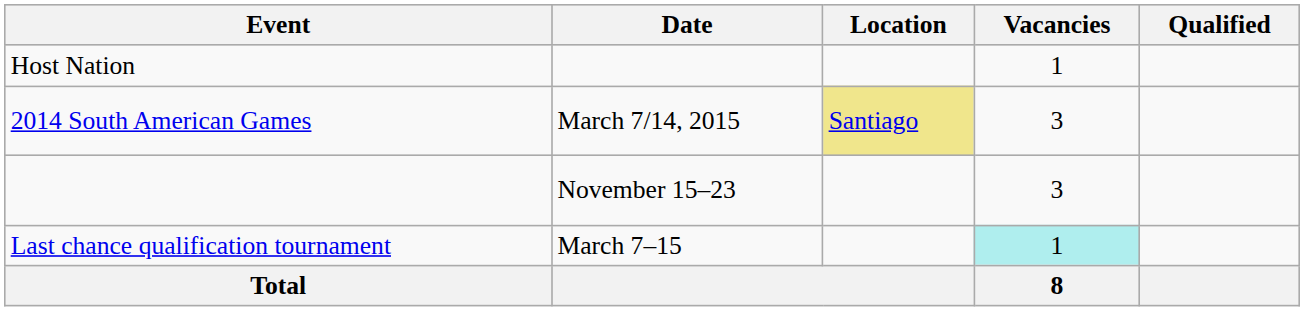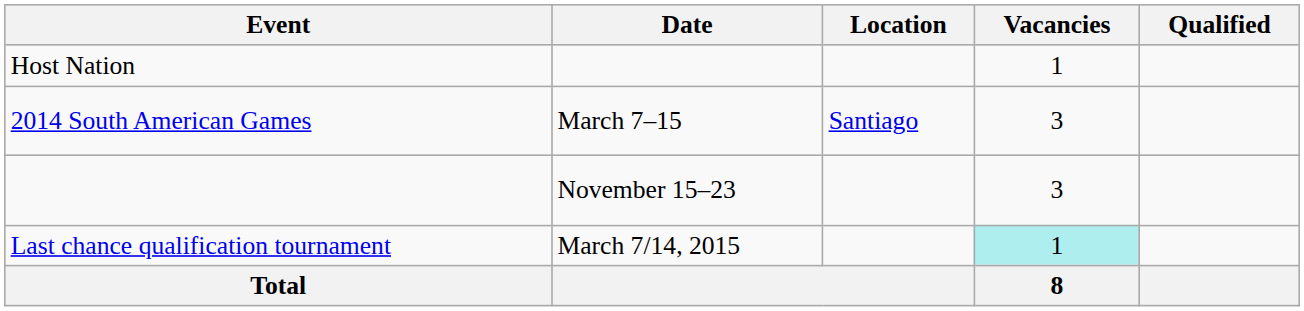(649, 120) March 7/14, 2015 -> (620, 120) March 7–15
(873, 120) khaki background -> (873, 120) no background
(620, 244) March 7–15 -> (649, 244) March 7/14, 2015
